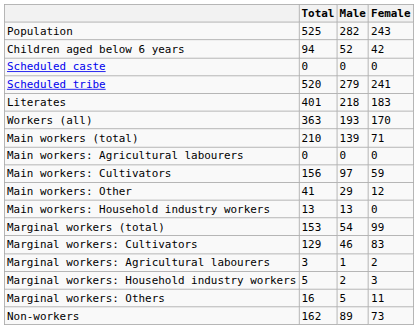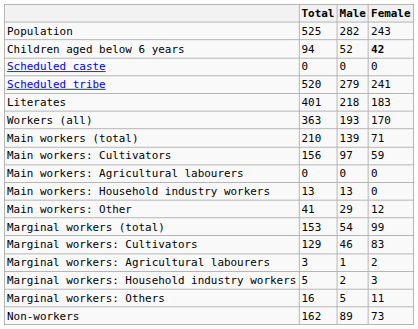(378, 49) normal -> (378, 49) bold
rows swapped: (89, 173) <-> (125, 156)
rows swapped: (139, 209) <-> (69, 191)
